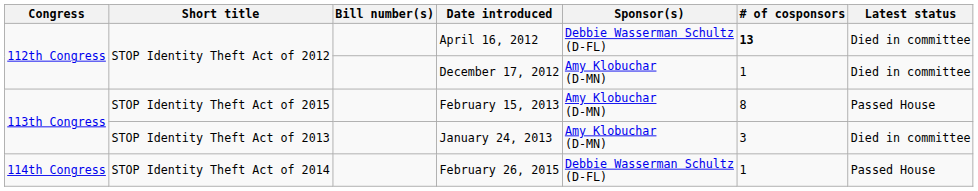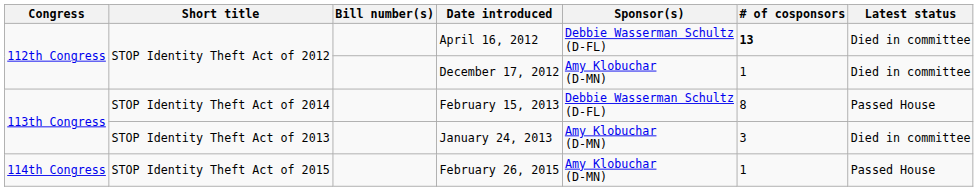(221, 105) STOP Identity Theft Act of 2015 -> (221, 105) STOP Identity Theft Act of 2014
(611, 105) Amy Klobuchar (D-MN) -> (649, 105) Debbie Wasserman Schultz (D-FL)
(221, 170) STOP Identity Theft Act of 2014 -> (221, 170) STOP Identity Theft Act of 2015
(649, 170) Debbie Wasserman Schultz (D-FL) -> (611, 170) Amy Klobuchar (D-MN)
